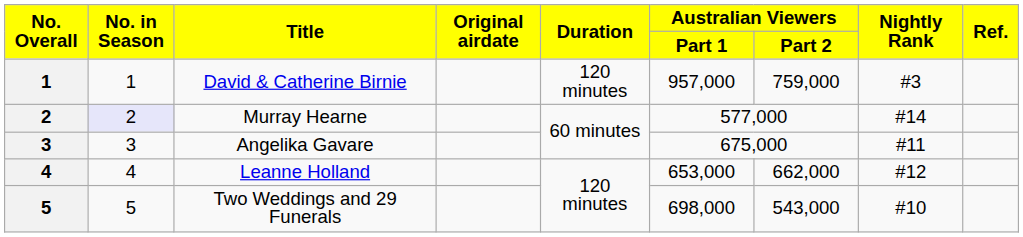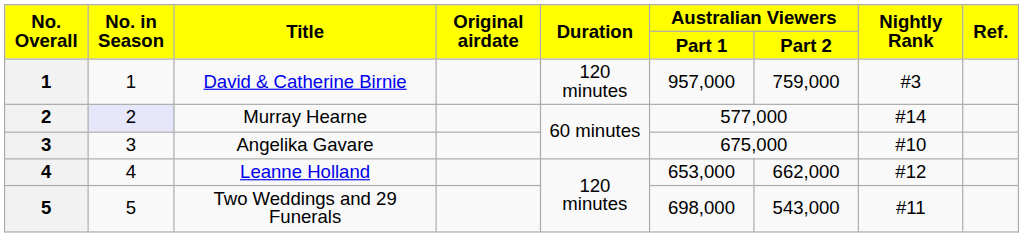(911, 145) #11 -> (911, 145) #10
(911, 208) #10 -> (911, 208) #11
